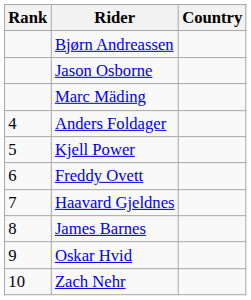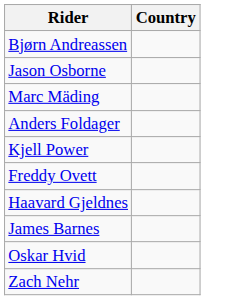- column: (28, 17)
